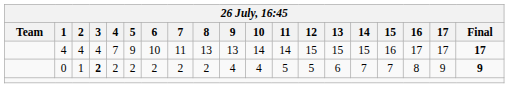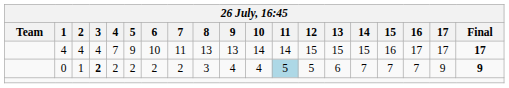(206, 68) 2 -> (206, 68) 3
(285, 68) no background -> (285, 68) lightblue background
(416, 68) 8 -> (416, 68) 7
